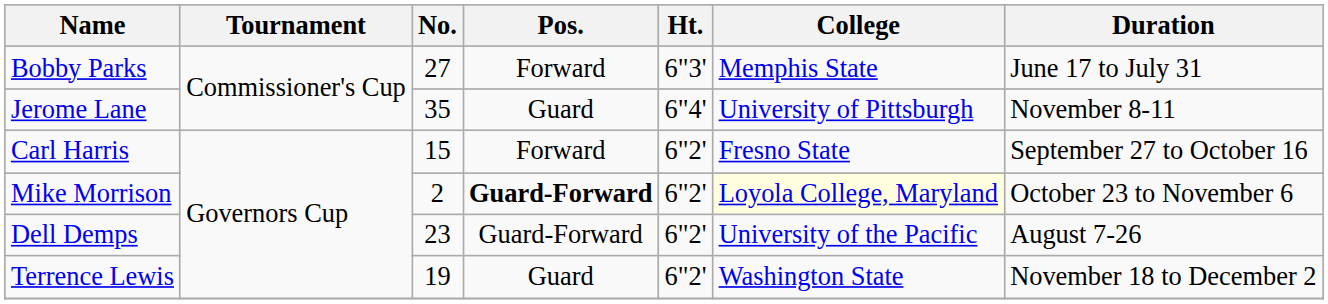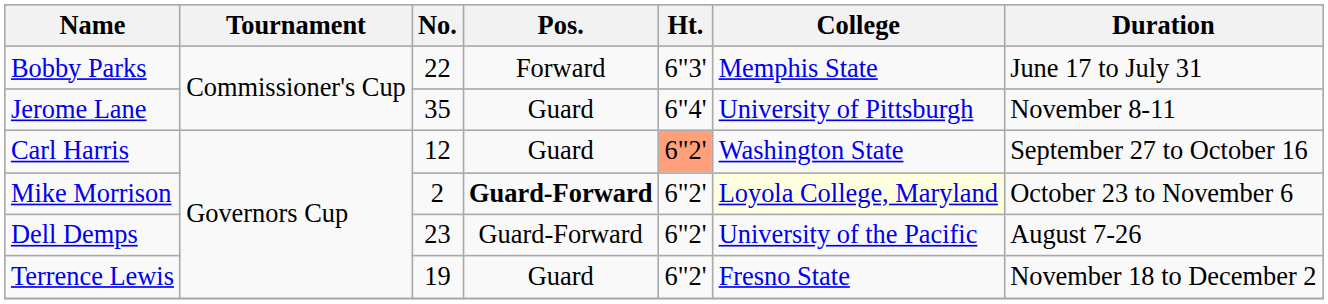(437, 67) 27 -> (437, 67) 22
(437, 151) 15 -> (437, 151) 12
(561, 151) Forward -> (561, 151) Guard
(685, 151) no background -> (685, 151) lightsalmon background
(784, 151) Fresno State -> (811, 151) Washington State
(811, 276) Washington State -> (784, 276) Fresno State
